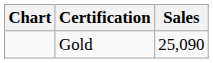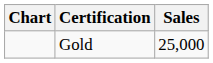(181, 44) 25,090 -> (181, 44) 25,000
